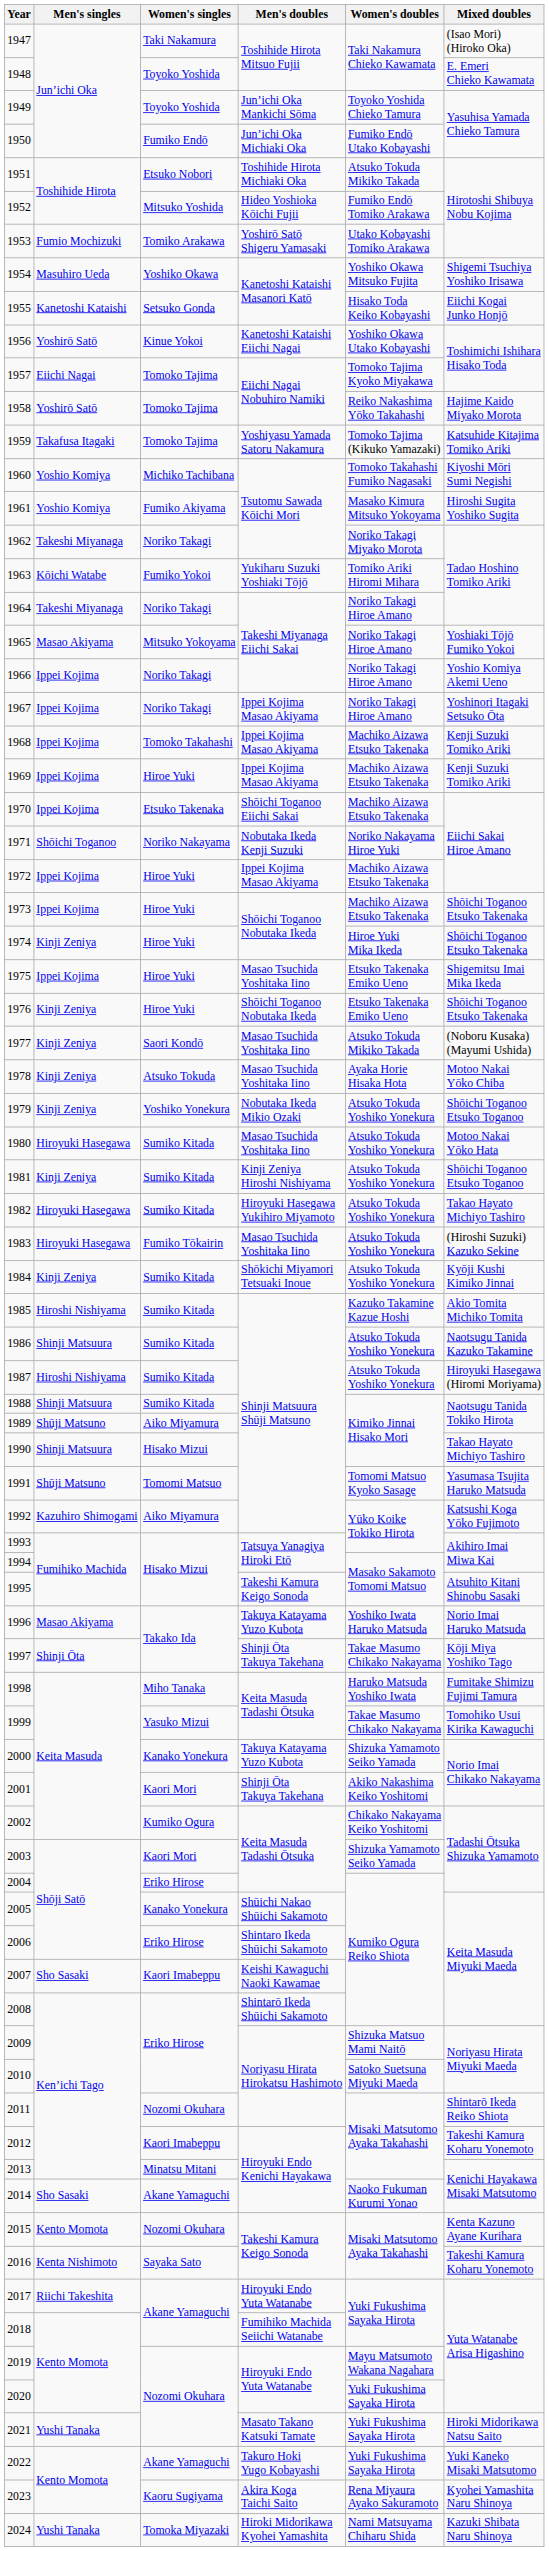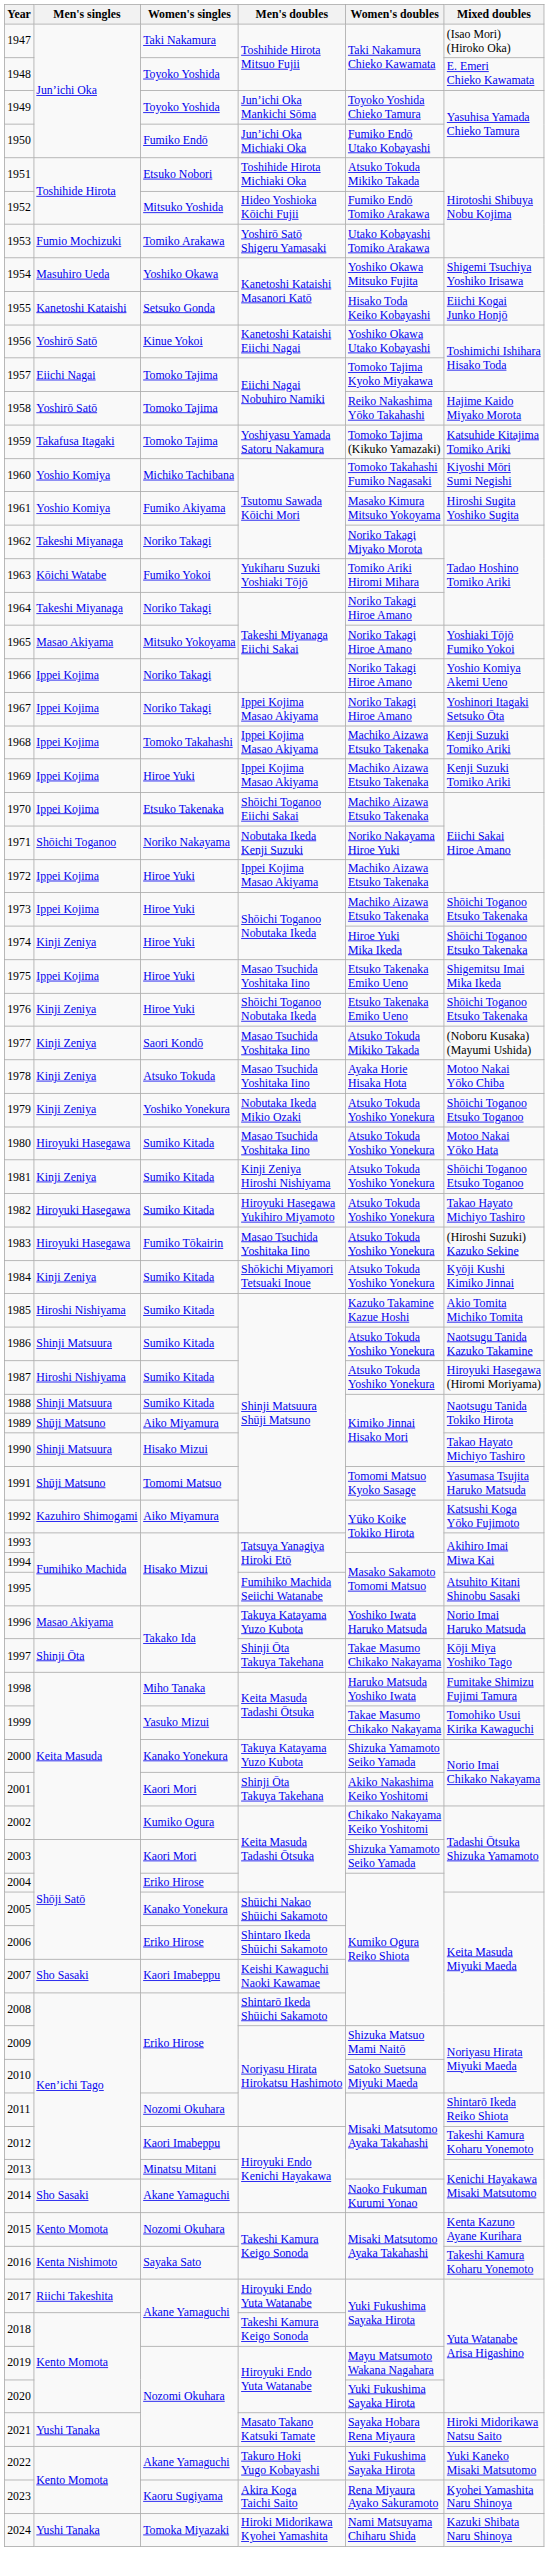(280, 1589) Takeshi Kamura Keigo Sonoda -> (286, 1589) Fumihiko Machida Seiichi Watanabe
(286, 2329) Fumihiko Machida Seiichi Watanabe -> (280, 2329) Takeshi Kamura Keigo Sonoda
(387, 2430) Yuki Fukushima Sayaka Hirota -> (384, 2430) Sayaka Hobara Rena Miyaura
